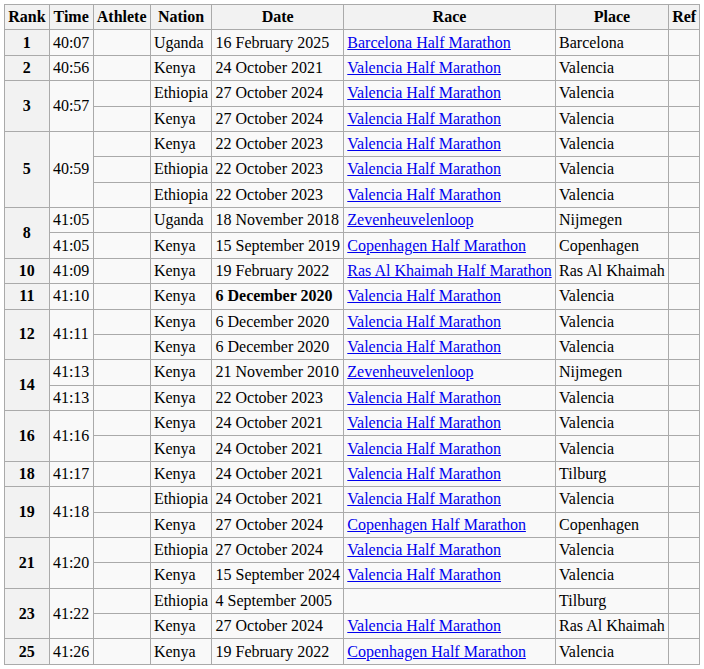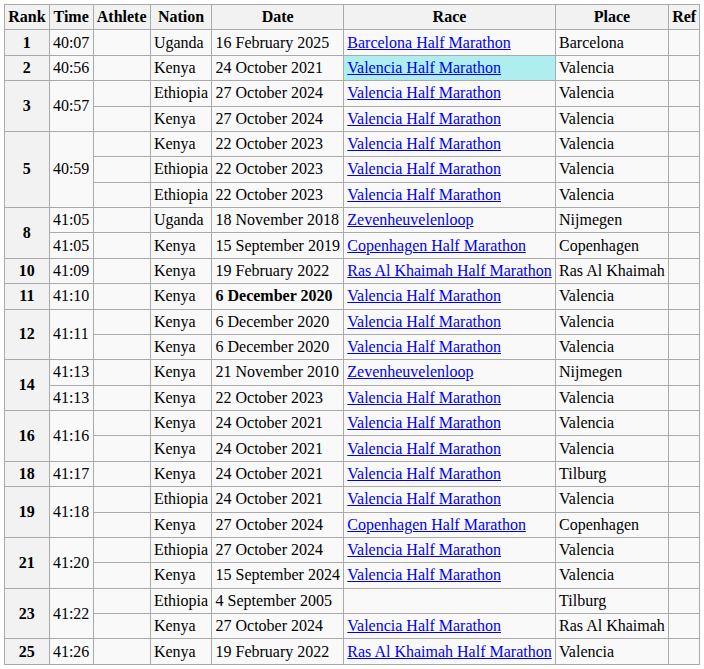(424, 67) no background -> (424, 67) paleturquoise background
(437, 651) Copenhagen Half Marathon -> (449, 651) Ras Al Khaimah Half Marathon
